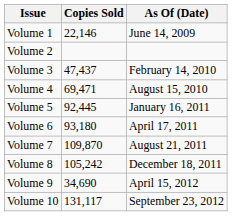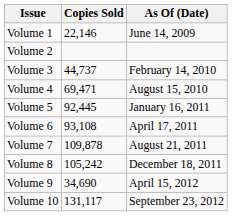(80, 70) 47,437 -> (80, 70) 44,737
(80, 126) 93,180 -> (80, 126) 93,108
(83, 145) 109,870 -> (83, 145) 109,878
